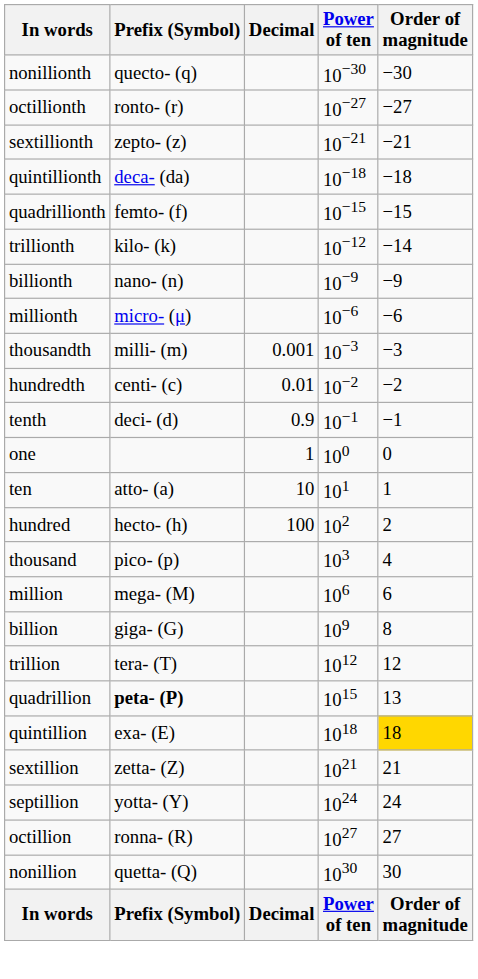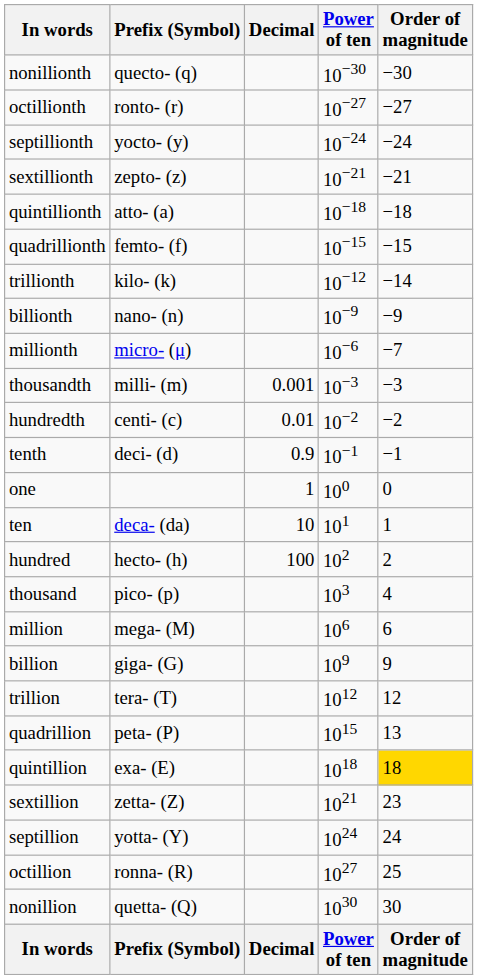+ row: (51, 142)
(152, 176) deca- (da) -> (144, 211) atto- (a)
(393, 315) −6 -> (393, 350) −7
(144, 489) atto- (a) -> (152, 524) deca- (da)
(387, 628) 8 -> (387, 663) 9
(149, 698) bold -> (147, 732) normal
(392, 767) 21 -> (392, 802) 23
(392, 837) 27 -> (392, 871) 25
